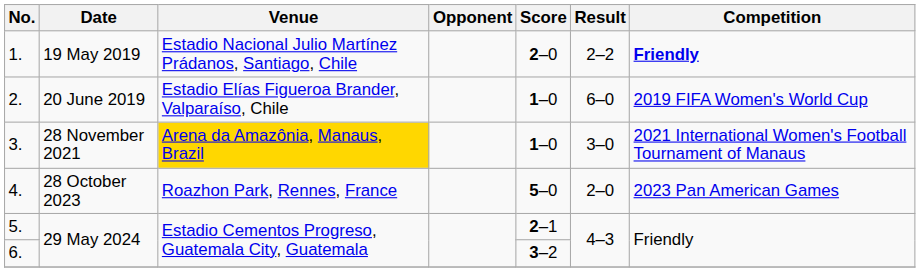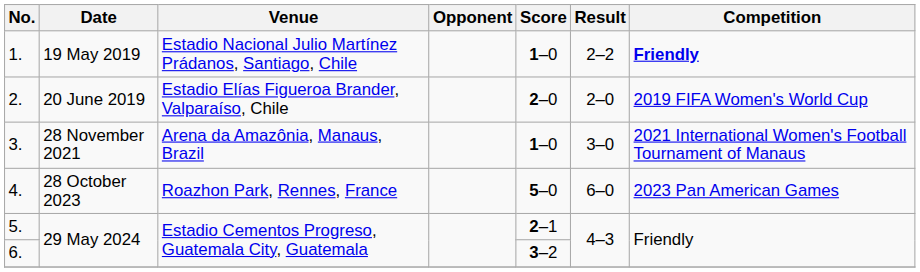(543, 53) 2–0 -> (543, 53) 1–0
(543, 99) 1–0 -> (543, 99) 2–0
(600, 99) 6–0 -> (600, 99) 2–0
(272, 145) gold background -> (272, 145) no background
(600, 190) 2–0 -> (600, 190) 6–0
